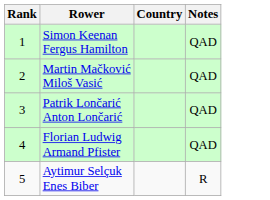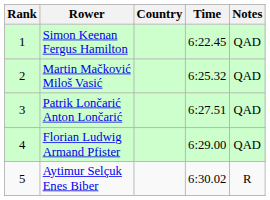+ column: (207, 14)
